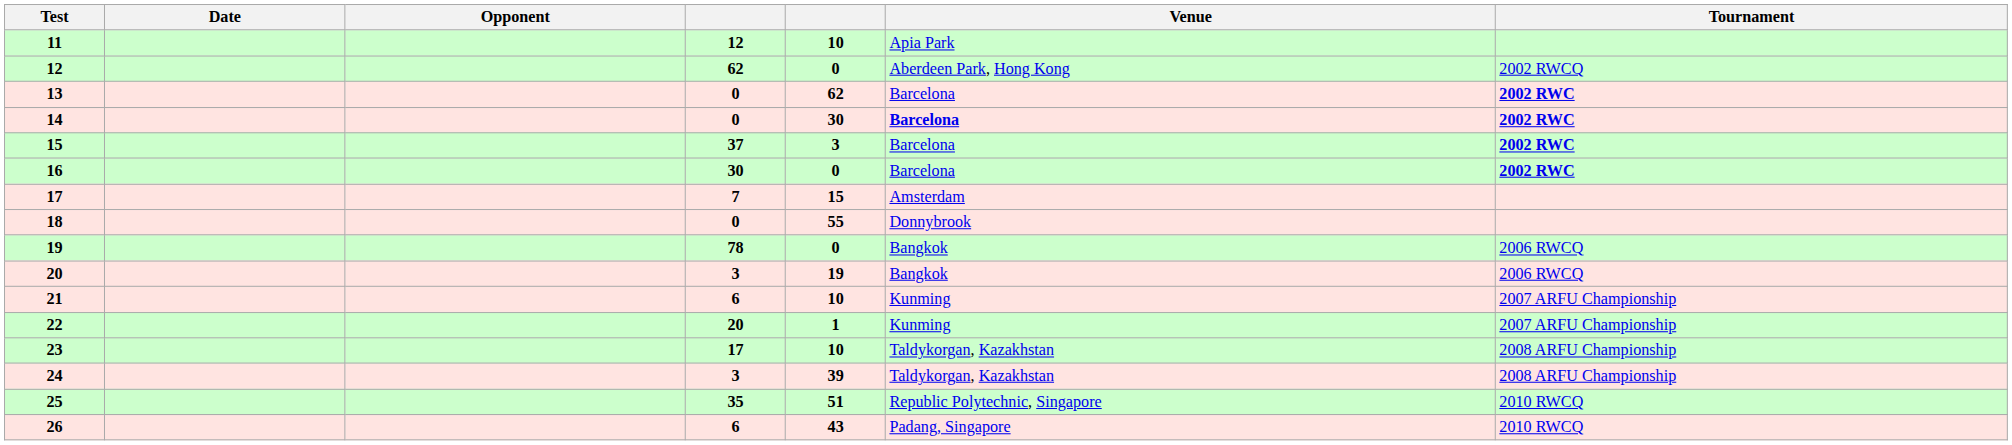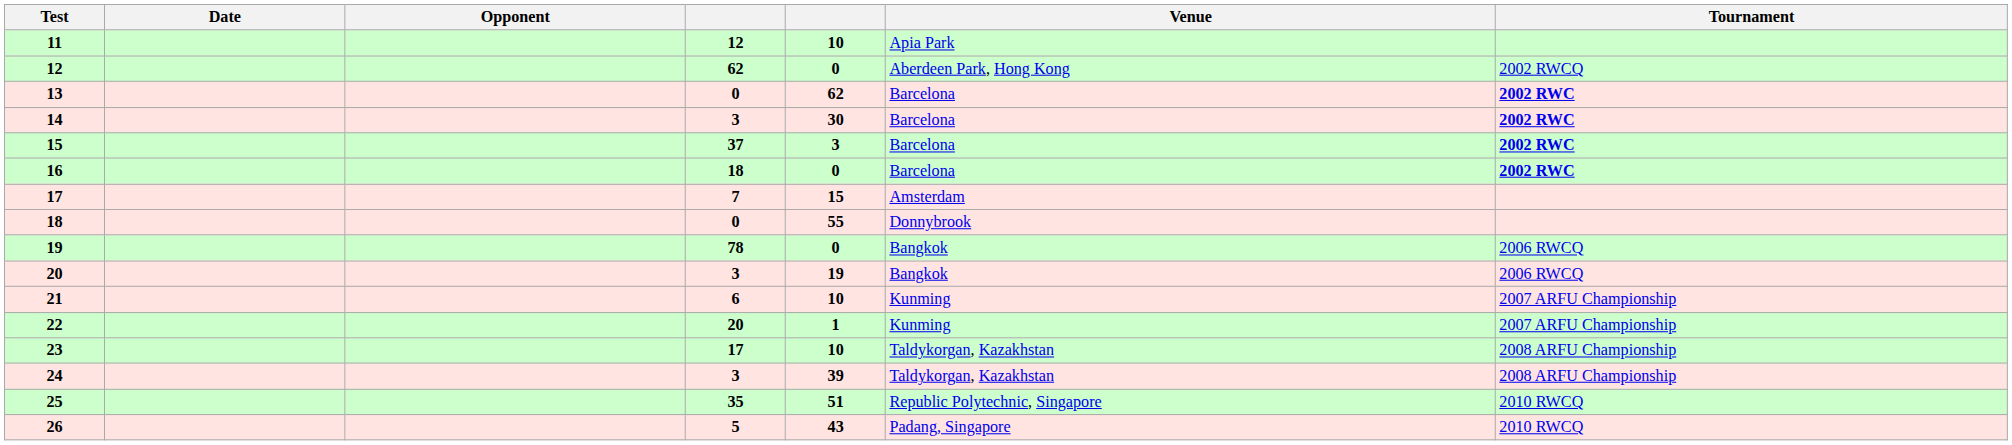(736, 119) 0 -> (736, 119) 3
(924, 119) bold -> (922, 119) normal
(736, 171) 30 -> (736, 171) 18
(736, 427) 6 -> (736, 427) 5
